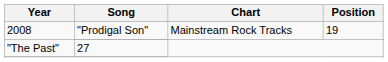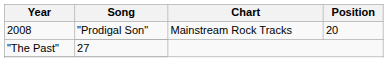(332, 30) 19 -> (332, 30) 20
